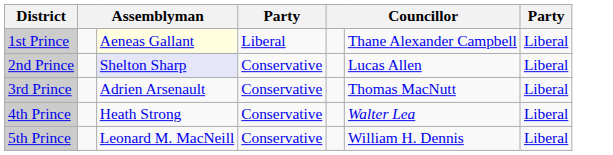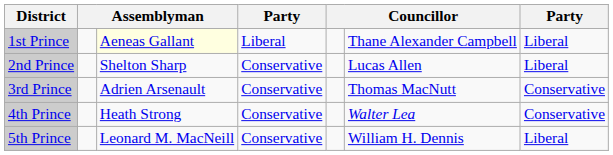(143, 65) lavender background -> (143, 65) no background
(546, 89) Liberal -> (564, 89) Conservative
(546, 114) Liberal -> (564, 114) Conservative
